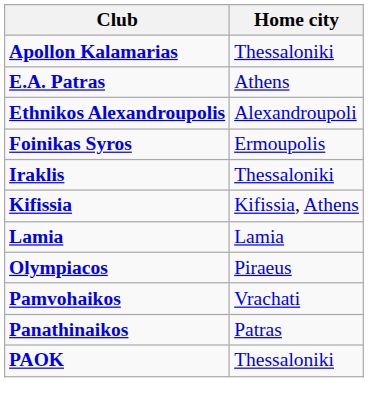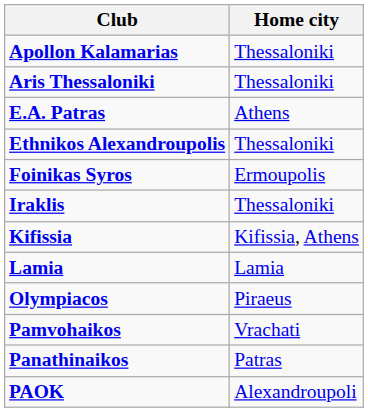+ row: (82, 81)
(295, 112) Alexandroupoli -> (284, 143) Thessaloniki
(284, 360) Thessaloniki -> (295, 391) Alexandroupoli
